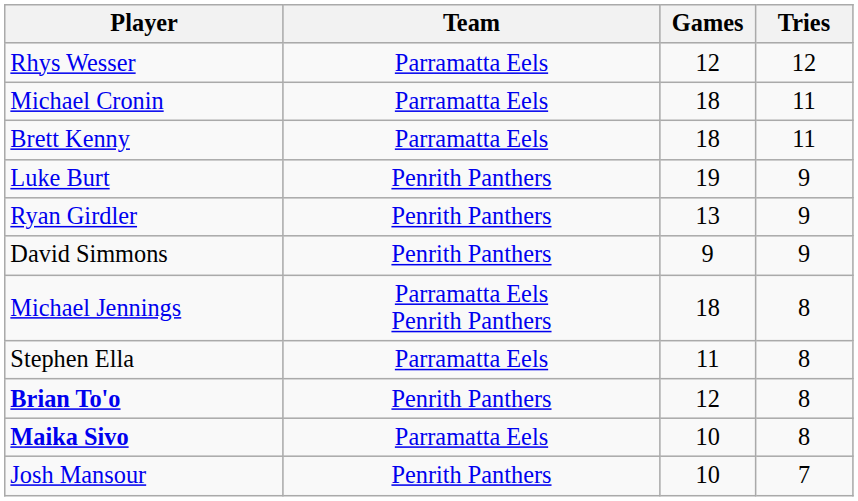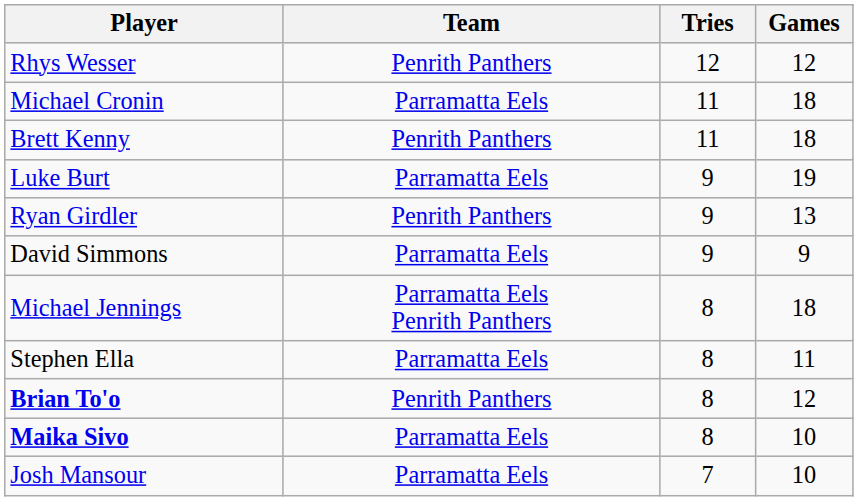columns swapped: (804, 23) <-> (708, 23)
(471, 62) Parramatta Eels -> (471, 62) Penrith Panthers
(471, 139) Parramatta Eels -> (471, 139) Penrith Panthers
(471, 178) Penrith Panthers -> (471, 178) Parramatta Eels
(471, 255) Penrith Panthers -> (471, 255) Parramatta Eels
(471, 475) Penrith Panthers -> (471, 475) Parramatta Eels
